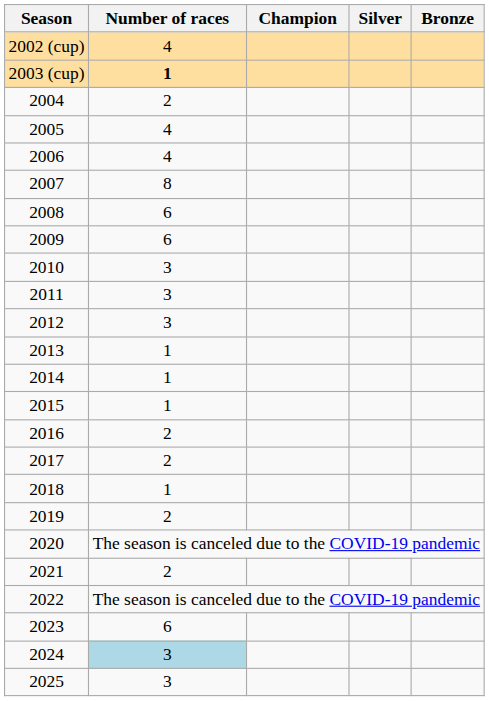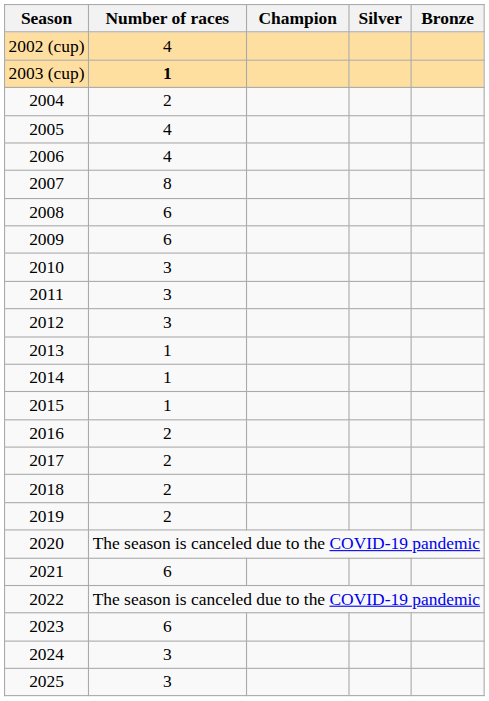(167, 488) 1 -> (167, 488) 2
(167, 571) 2 -> (167, 571) 6
(167, 654) lightblue background -> (167, 654) no background
